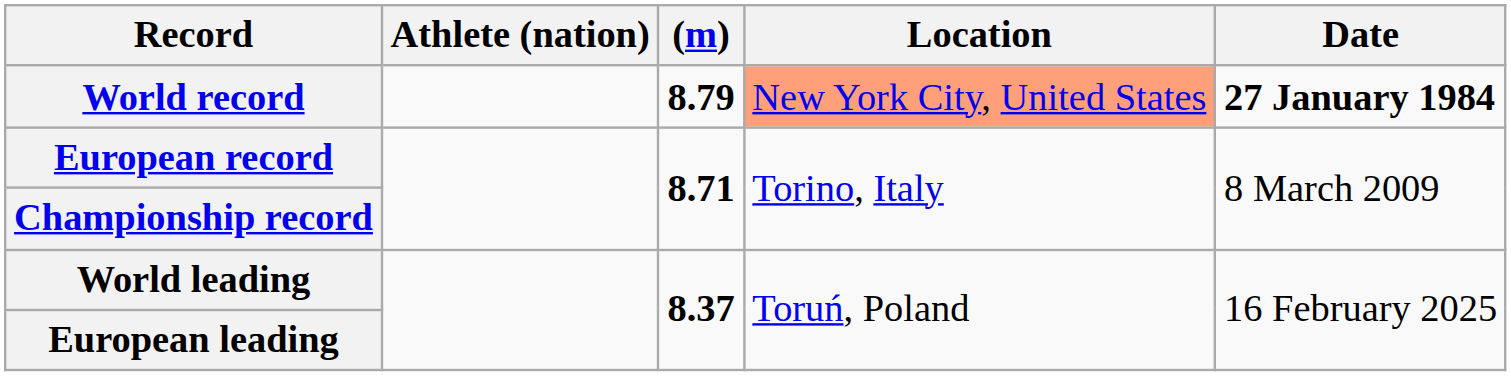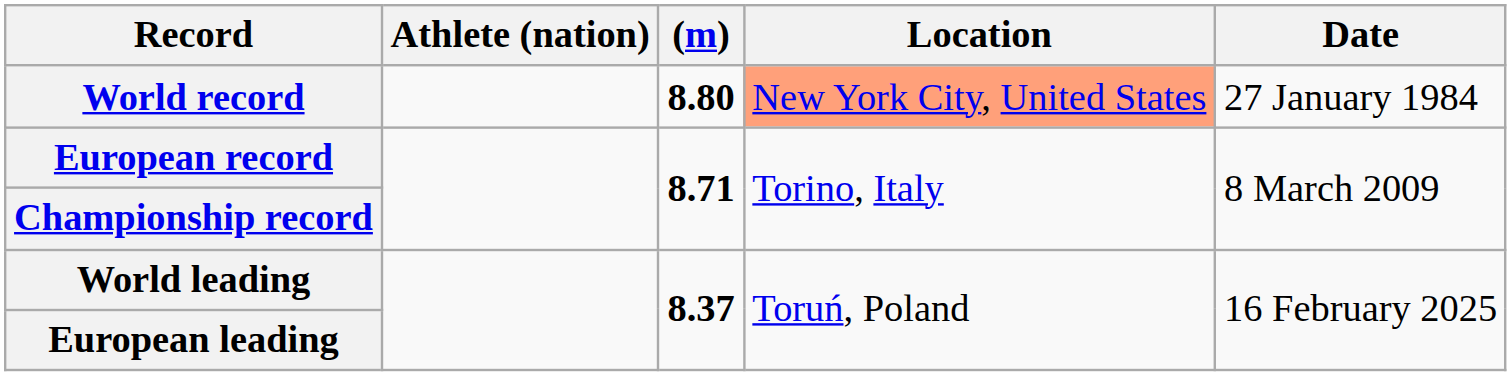(701, 95) 8.79 -> (701, 95) 8.80
(1360, 95) bold -> (1351, 95) normal
